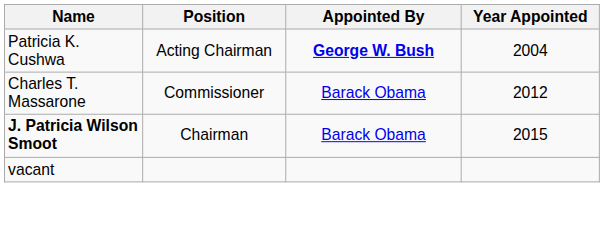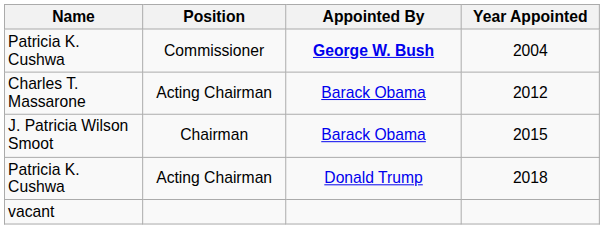(214, 50) Acting Chairman -> (214, 50) Commissioner
(214, 93) Commissioner -> (214, 93) Acting Chairman
(73, 135) bold -> (68, 135) normal
+ row: (530, 178)
